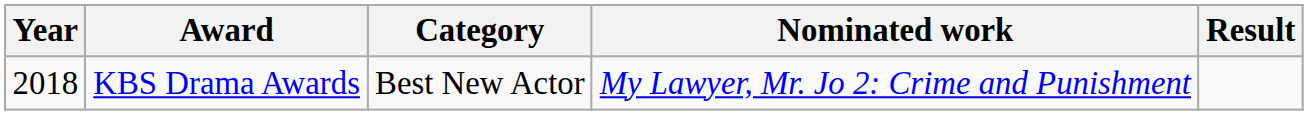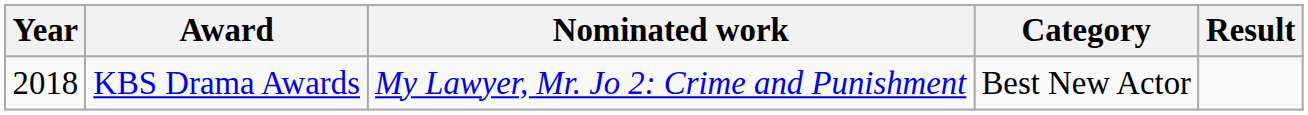columns swapped: (480, 30) <-> (895, 30)
